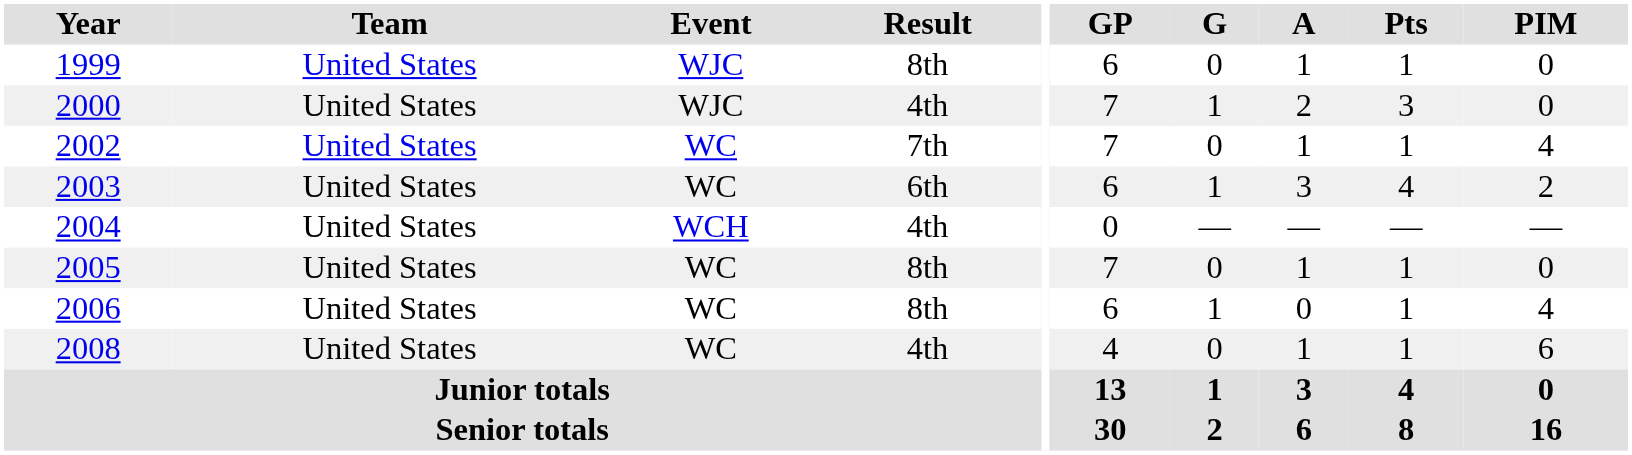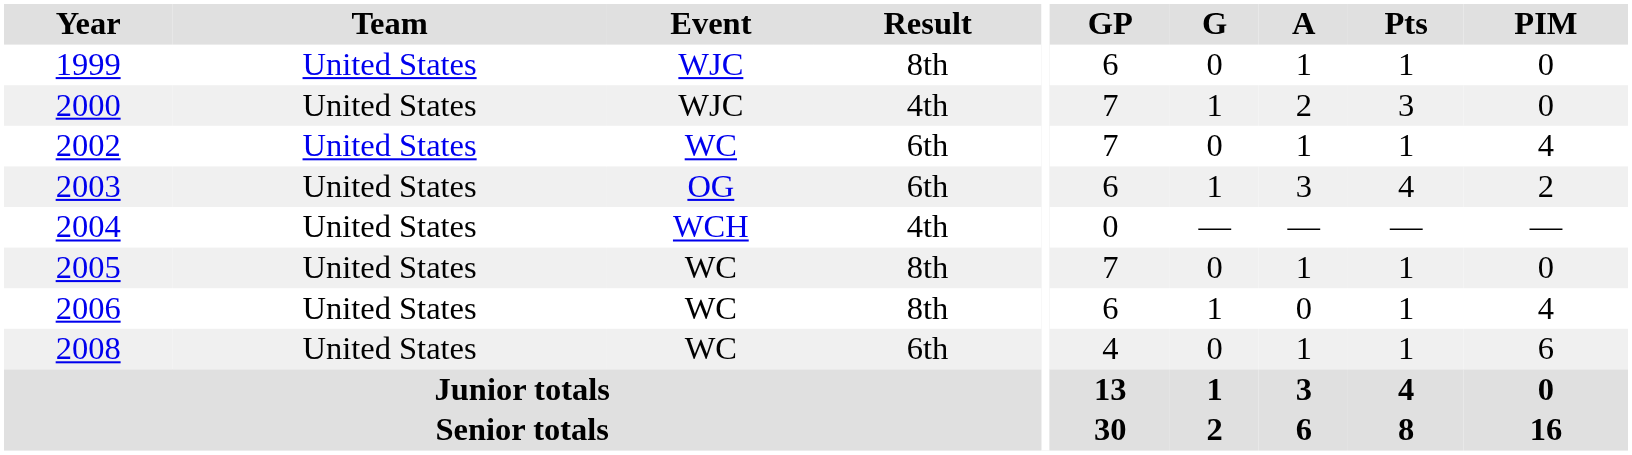(928, 145) 7th -> (928, 145) 6th
(711, 186) WC -> (711, 186) OG
(928, 348) 4th -> (928, 348) 6th
